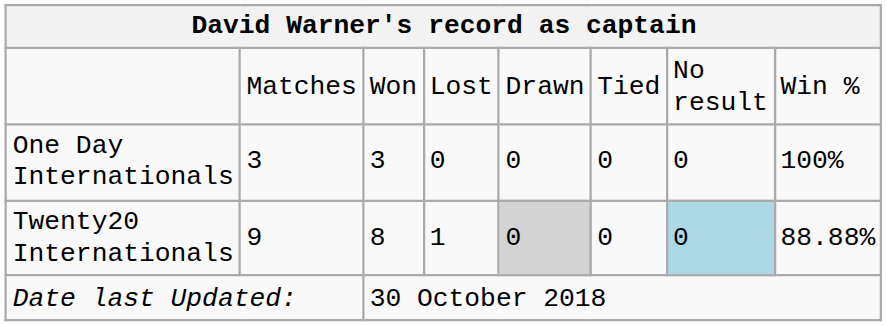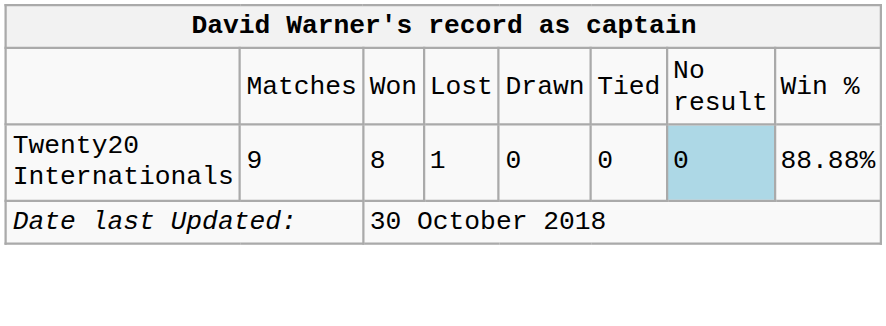- row: (123, 162)
(513, 238) lightgrey background -> (513, 162) no background
